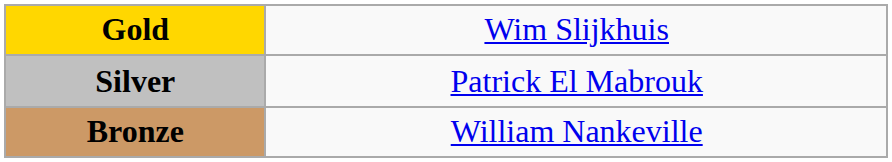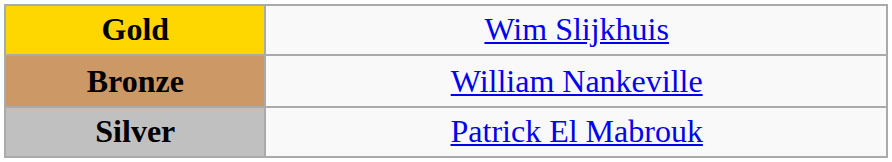rows swapped: (135, 80) <-> (135, 131)
